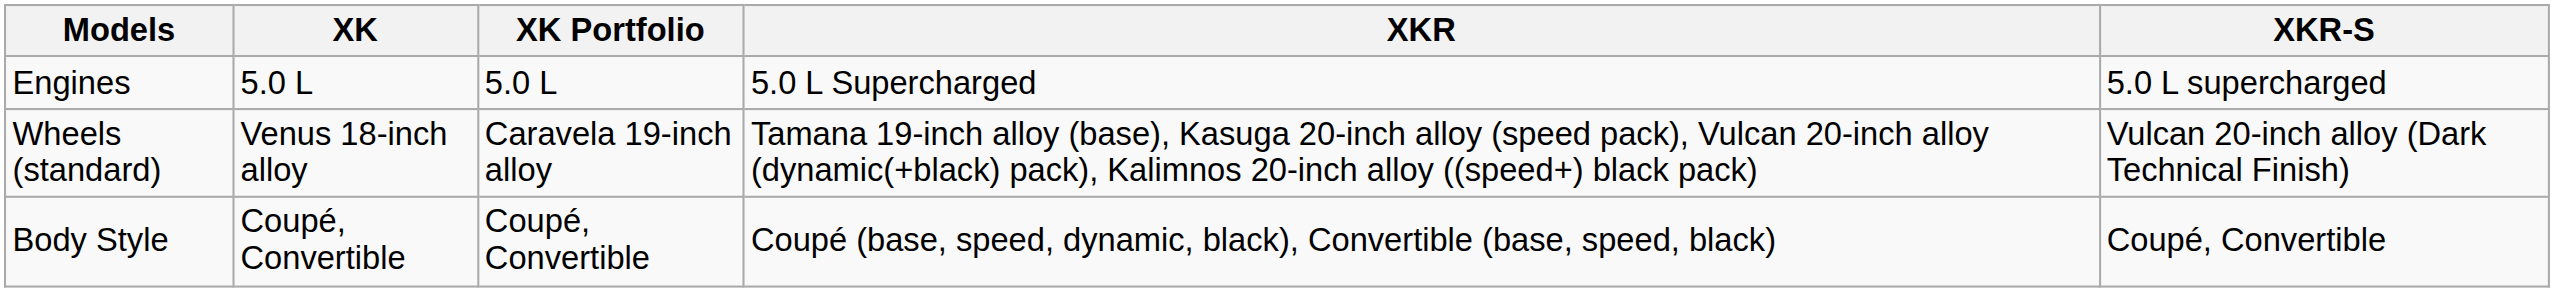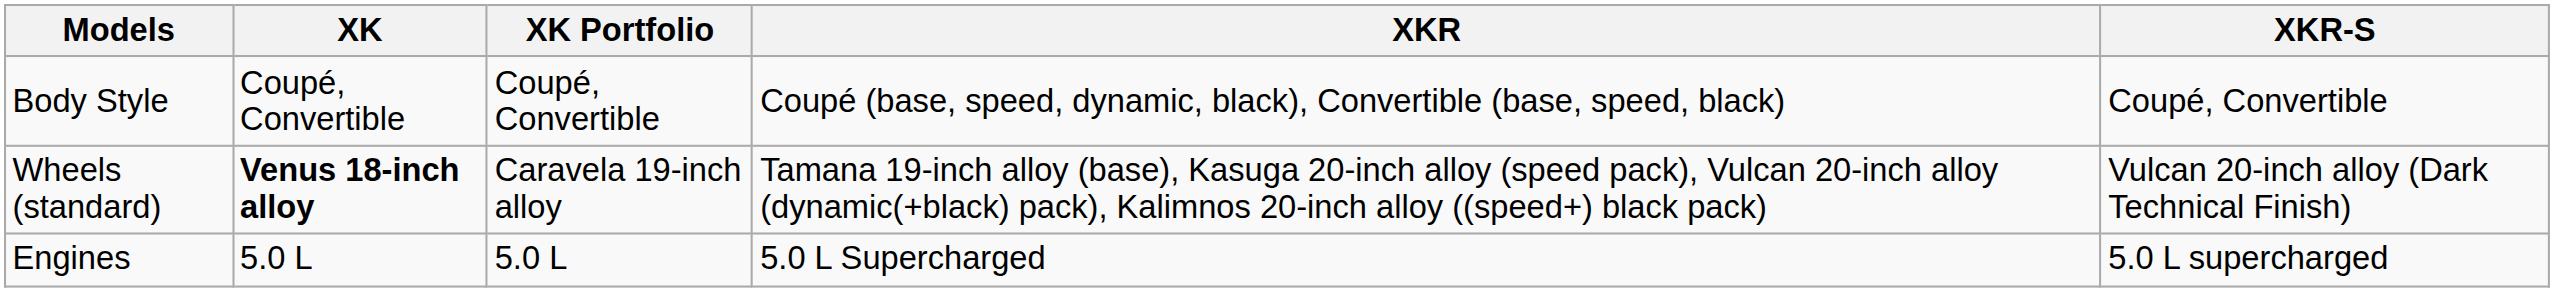rows swapped: (72, 82) <-> (91, 240)
(344, 152) normal -> (350, 188) bold
